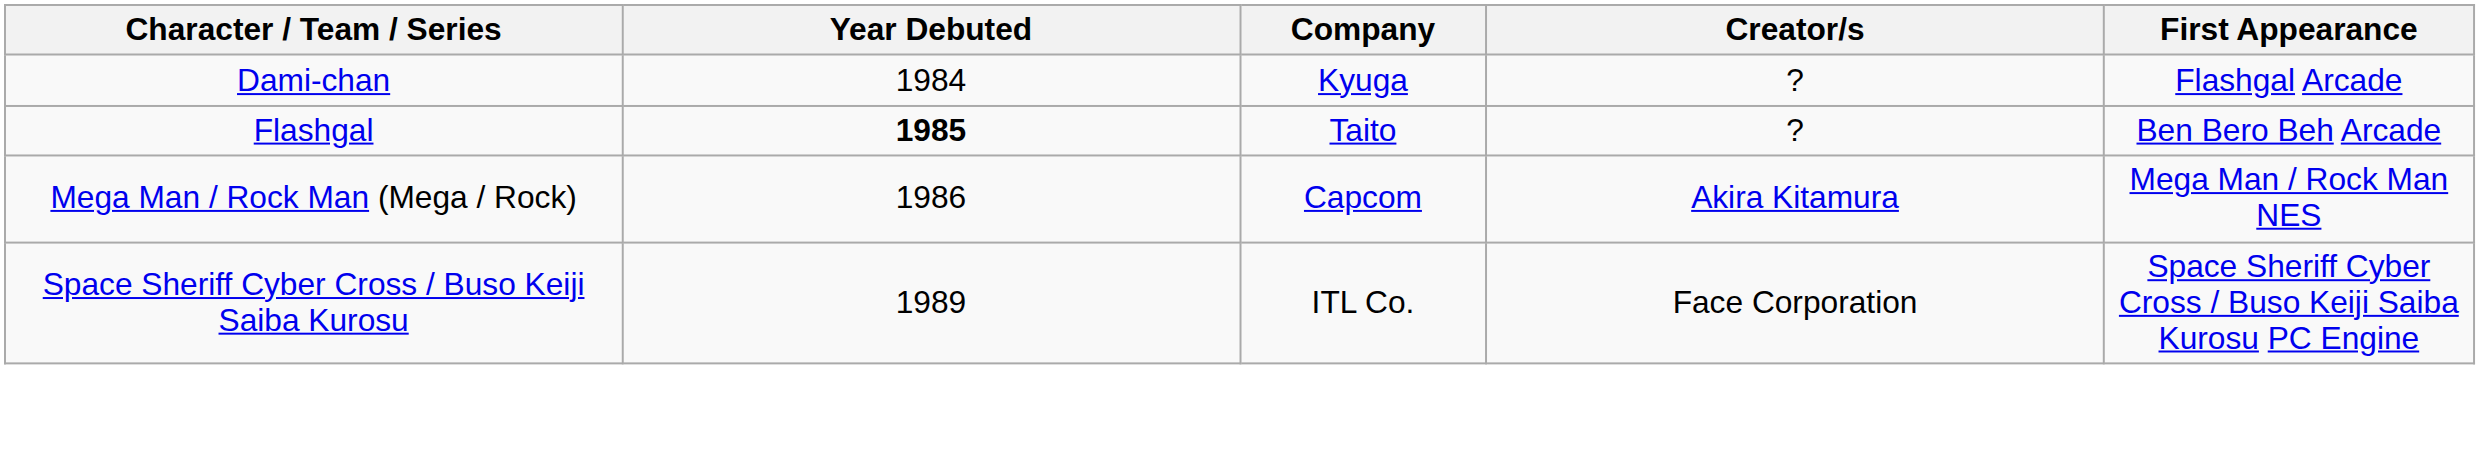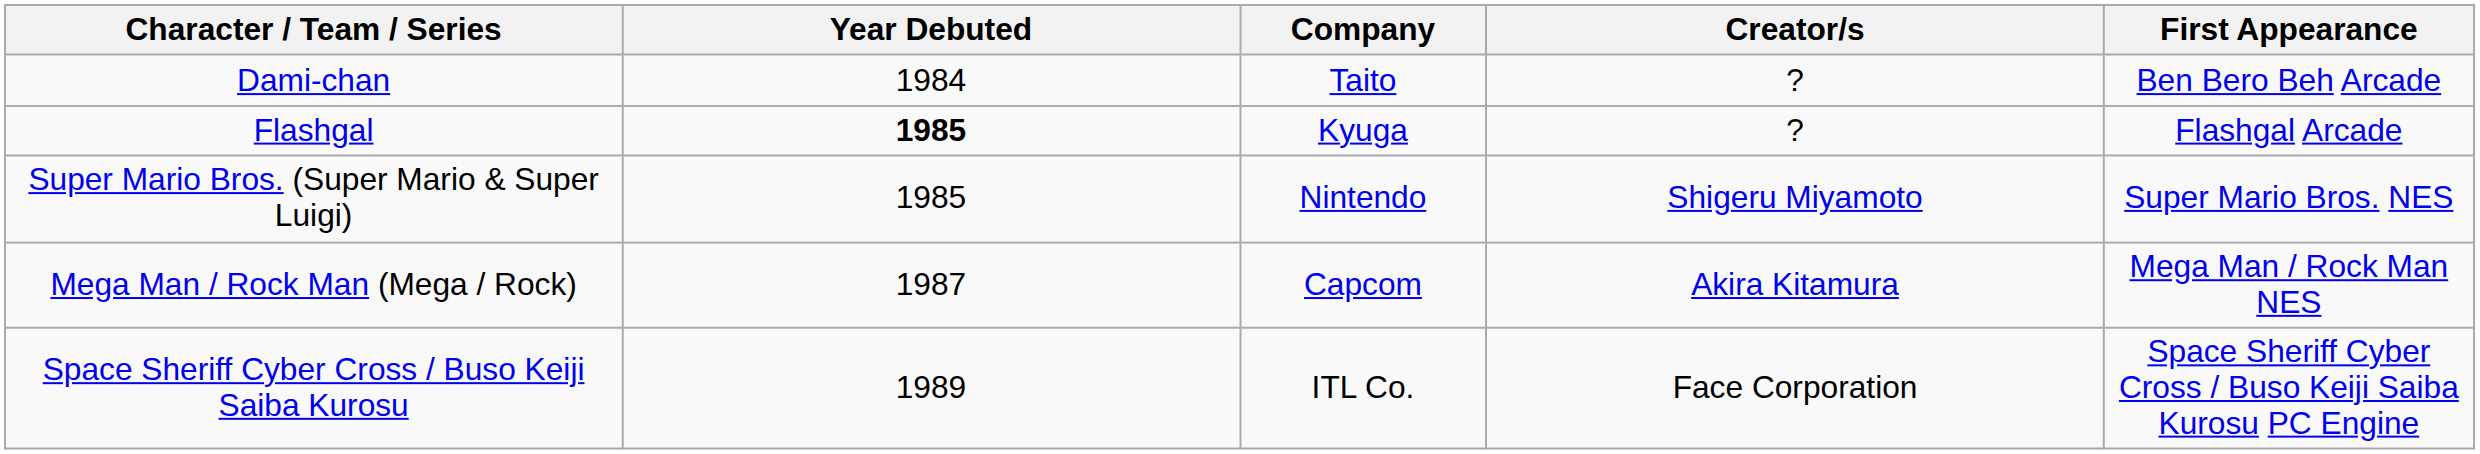(1363, 79) Kyuga -> (1363, 79) Taito
(2289, 79) Flashgal Arcade -> (2289, 79) Ben Bero Beh Arcade
(1363, 130) Taito -> (1363, 130) Kyuga
(2289, 130) Ben Bero Beh Arcade -> (2289, 130) Flashgal Arcade
+ row: (314, 198)
(931, 198) 1986 -> (931, 284) 1987
